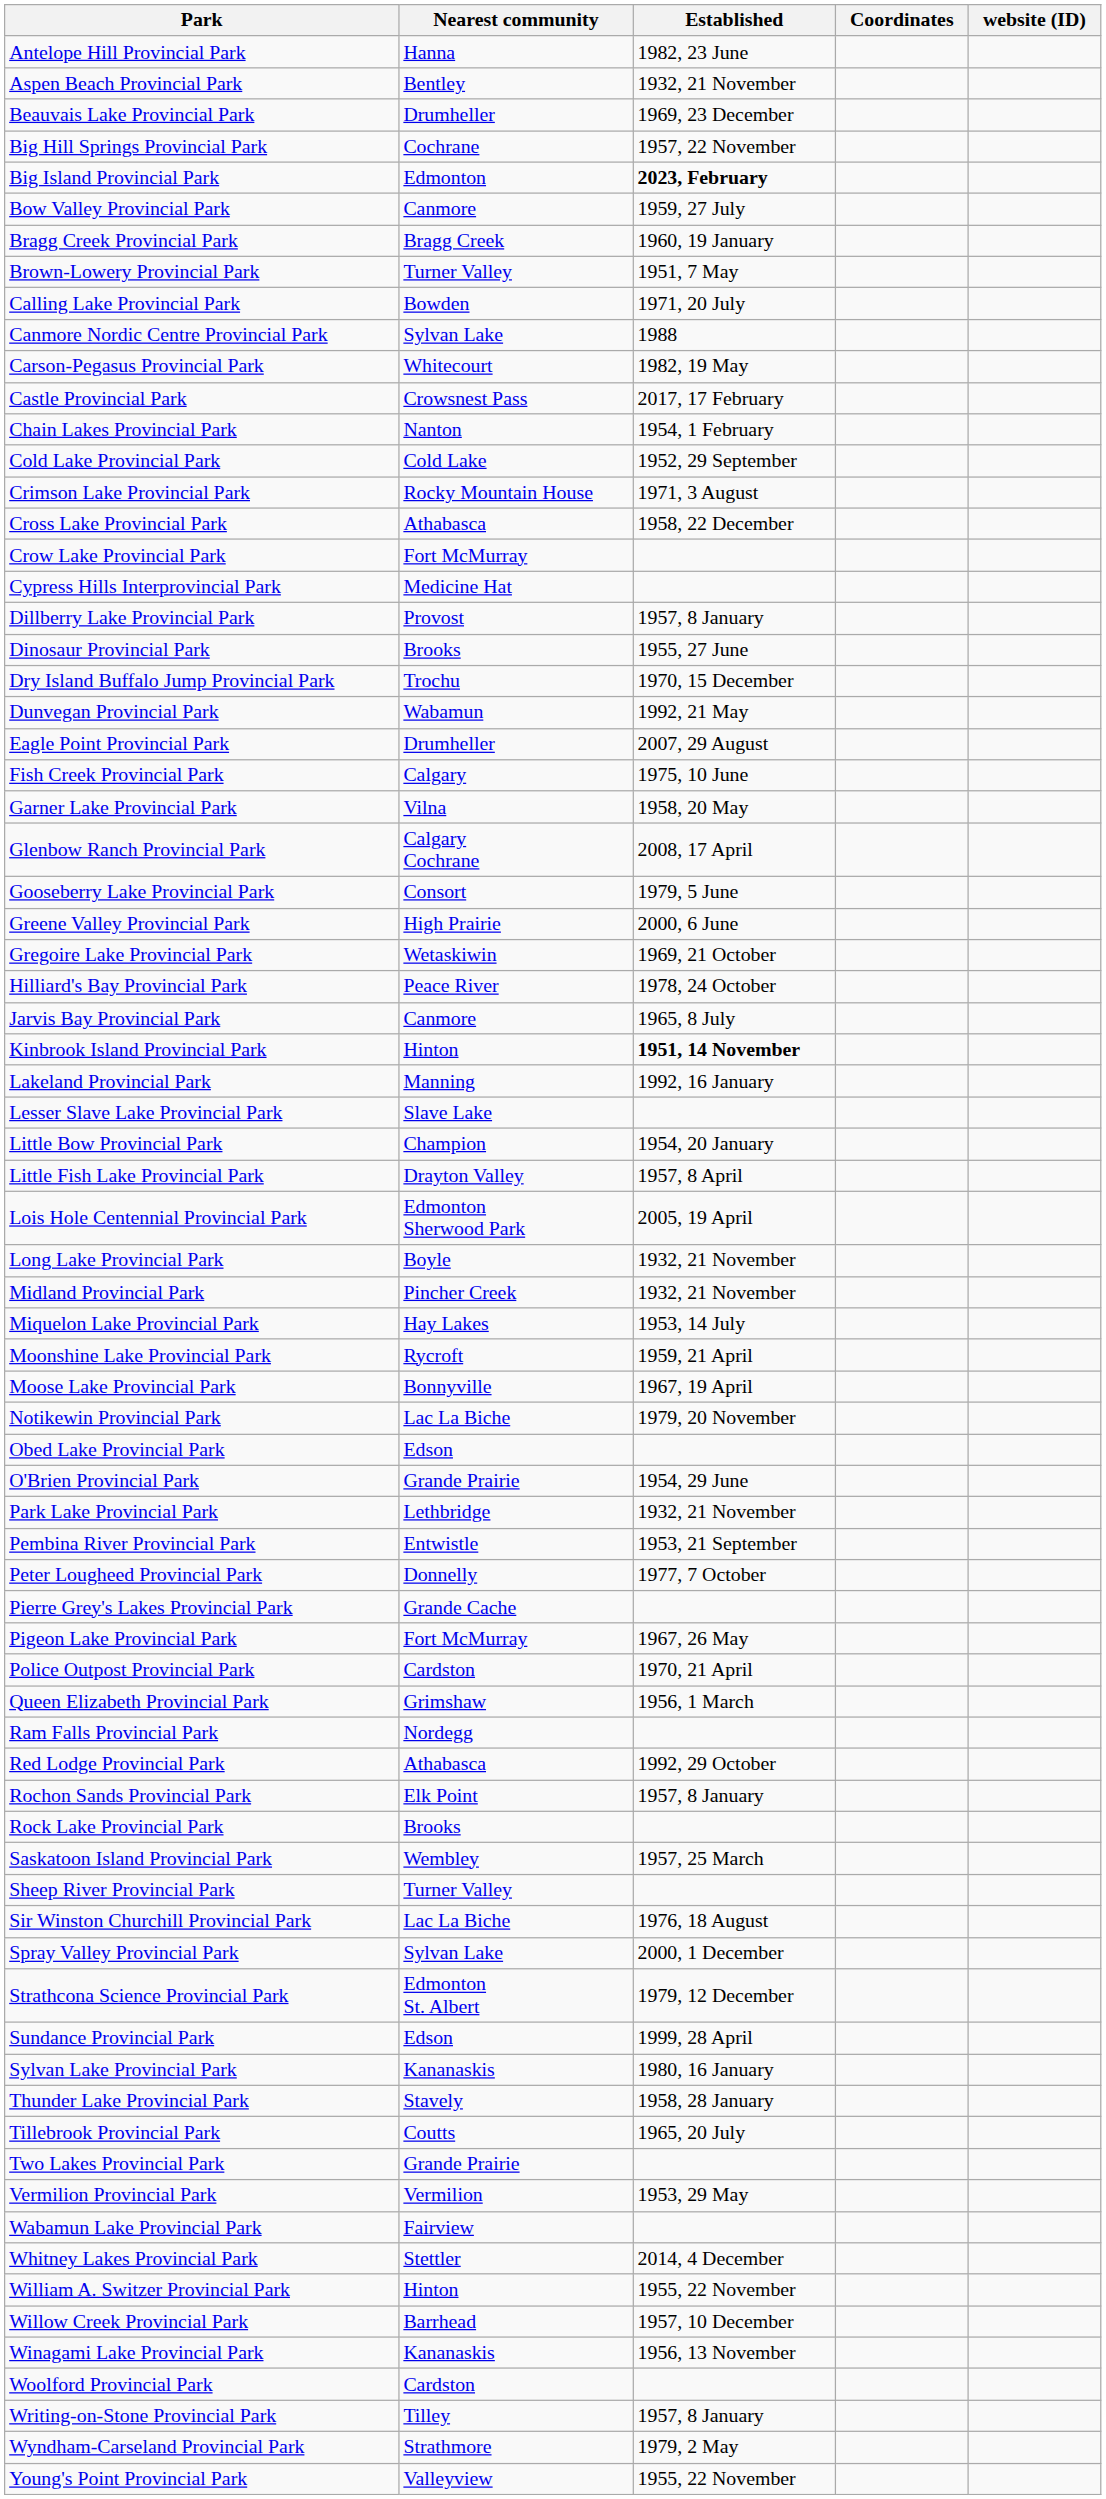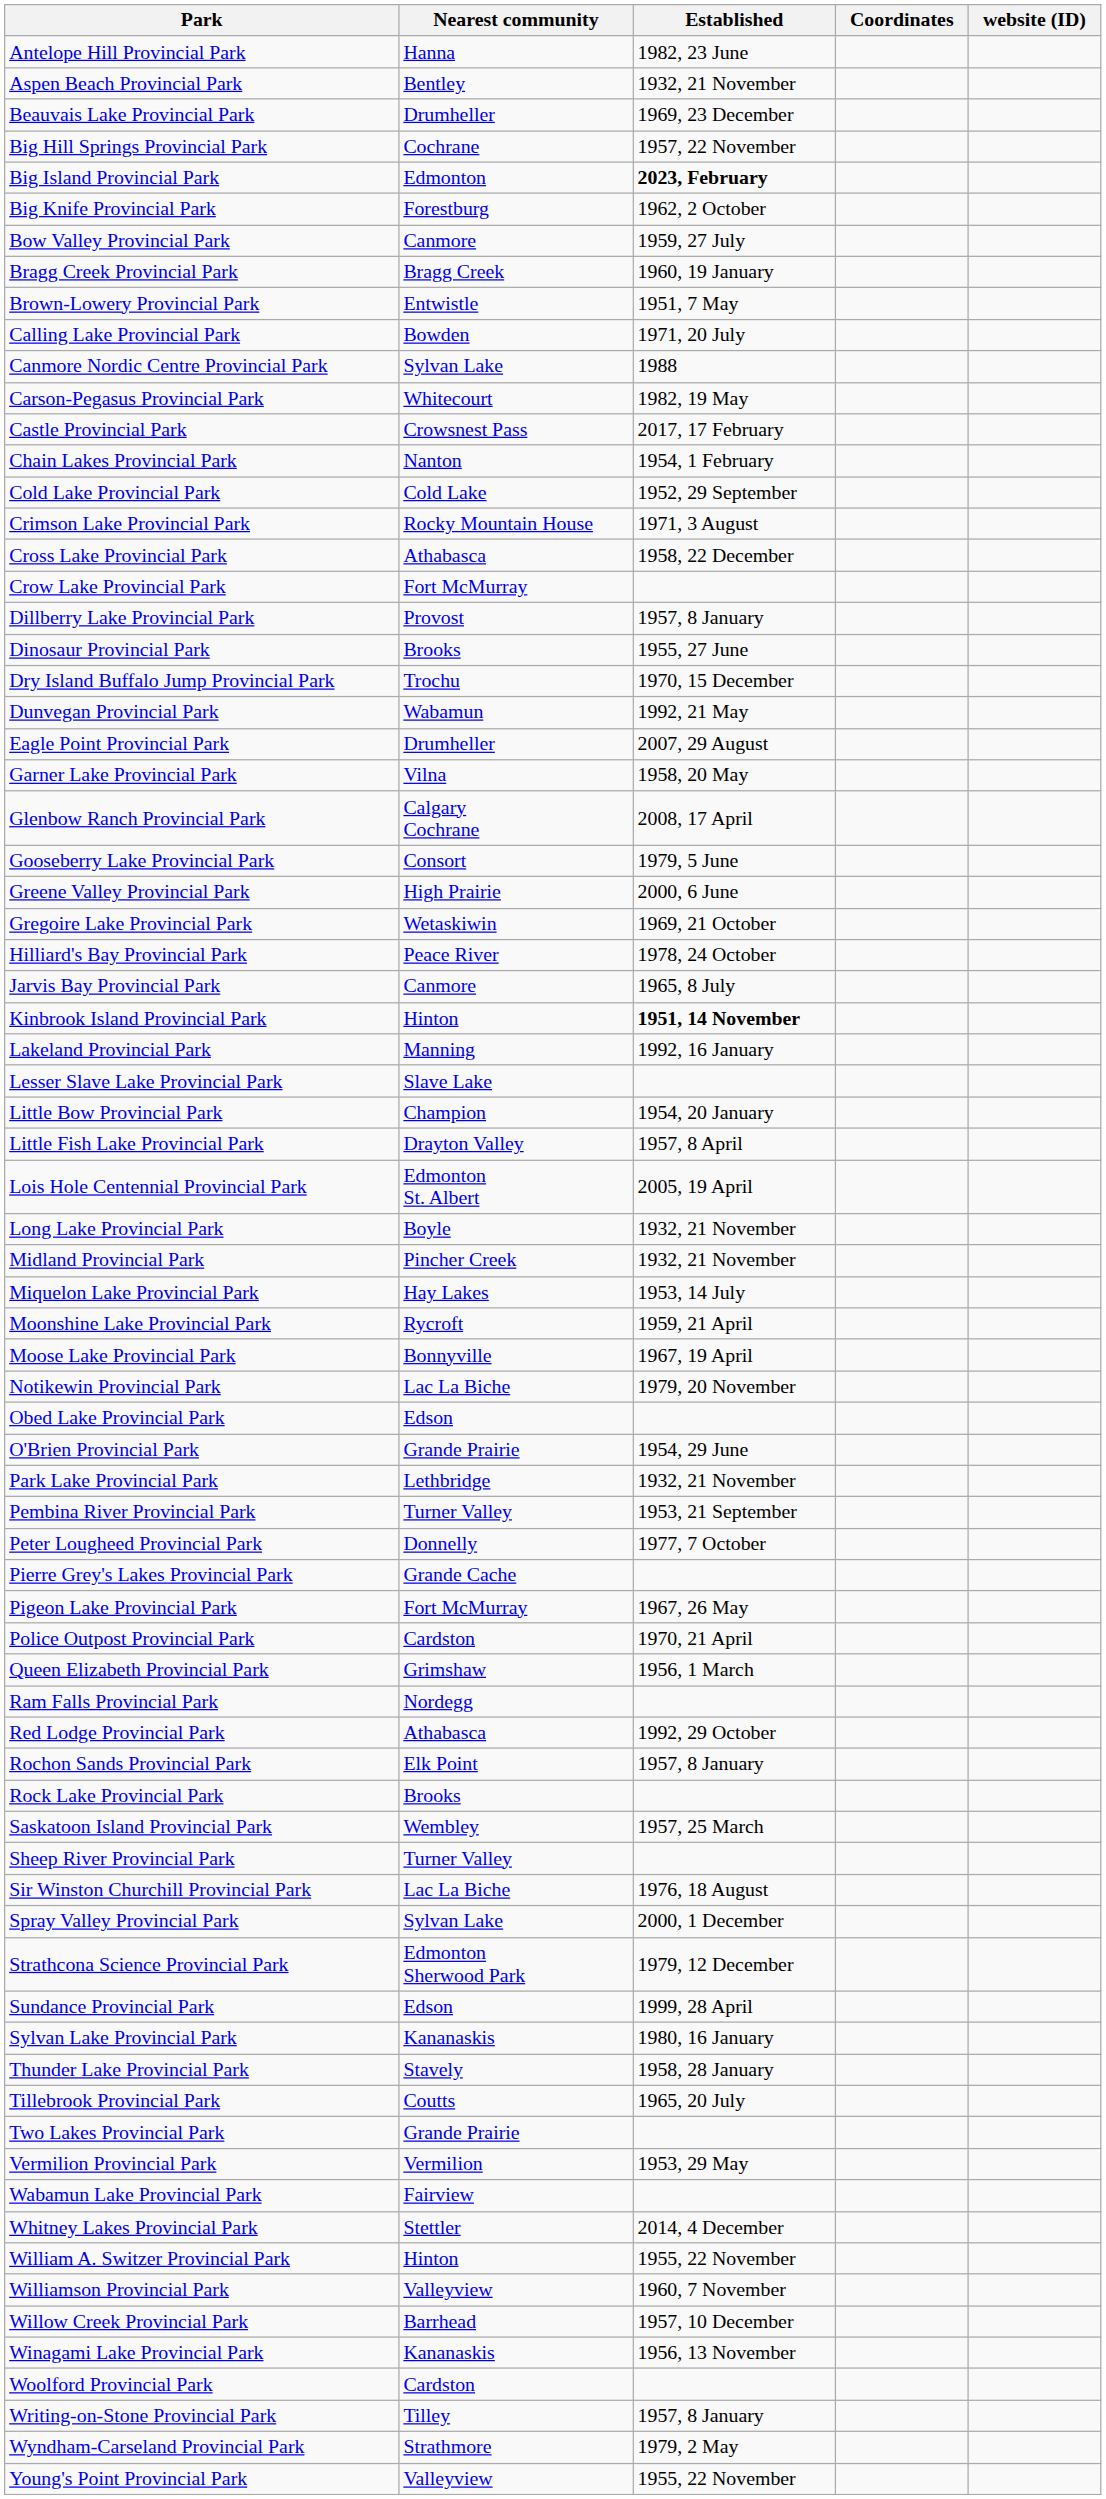+ row: (113, 209)
(458, 271) Turner Valley -> (441, 303) Entwistle
- row: (145, 586)
- row: (116, 775)
(464, 1217) Edmonton Sherwood Park -> (445, 1186) Edmonton St. Albert
(441, 1543) Entwistle -> (458, 1512) Turner Valley
(445, 1995) Edmonton St. Albert -> (464, 1963) Edmonton Sherwood Park
+ row: (119, 2289)
